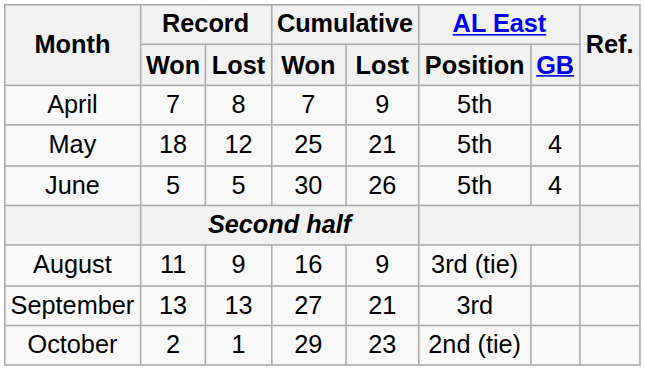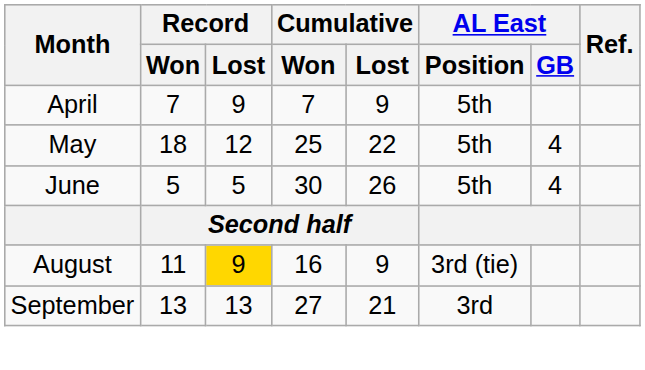(239, 104) 8 -> (239, 104) 9
(382, 144) 21 -> (382, 144) 22
(239, 265) no background -> (239, 265) gold background
- row: (72, 345)
